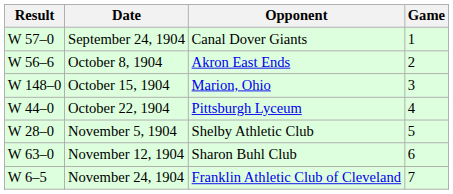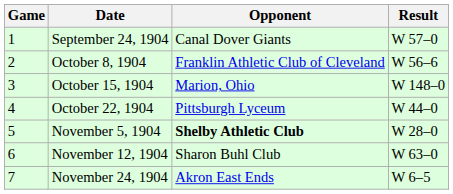columns swapped: (426, 16) <-> (35, 16)
(241, 62) Akron East Ends -> (280, 62) Franklin Athletic Club of Cleveland
(253, 131) normal -> (240, 131) bold
(296, 177) Franklin Athletic Club of Cleveland -> (225, 177) Akron East Ends
